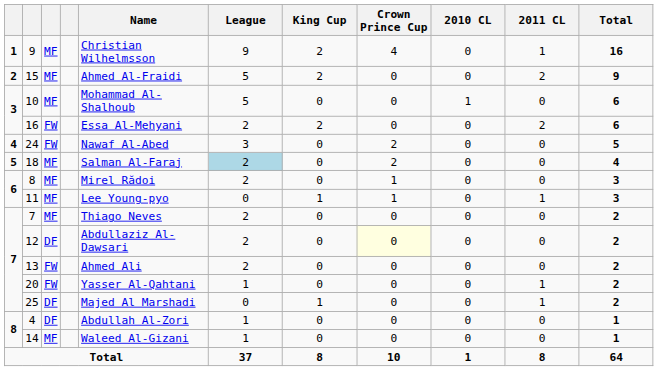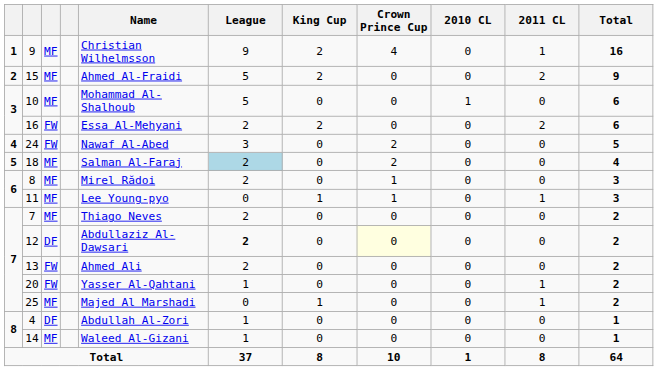(246, 241) normal -> (246, 241) bold
(51, 302) DF -> (51, 302) MF
